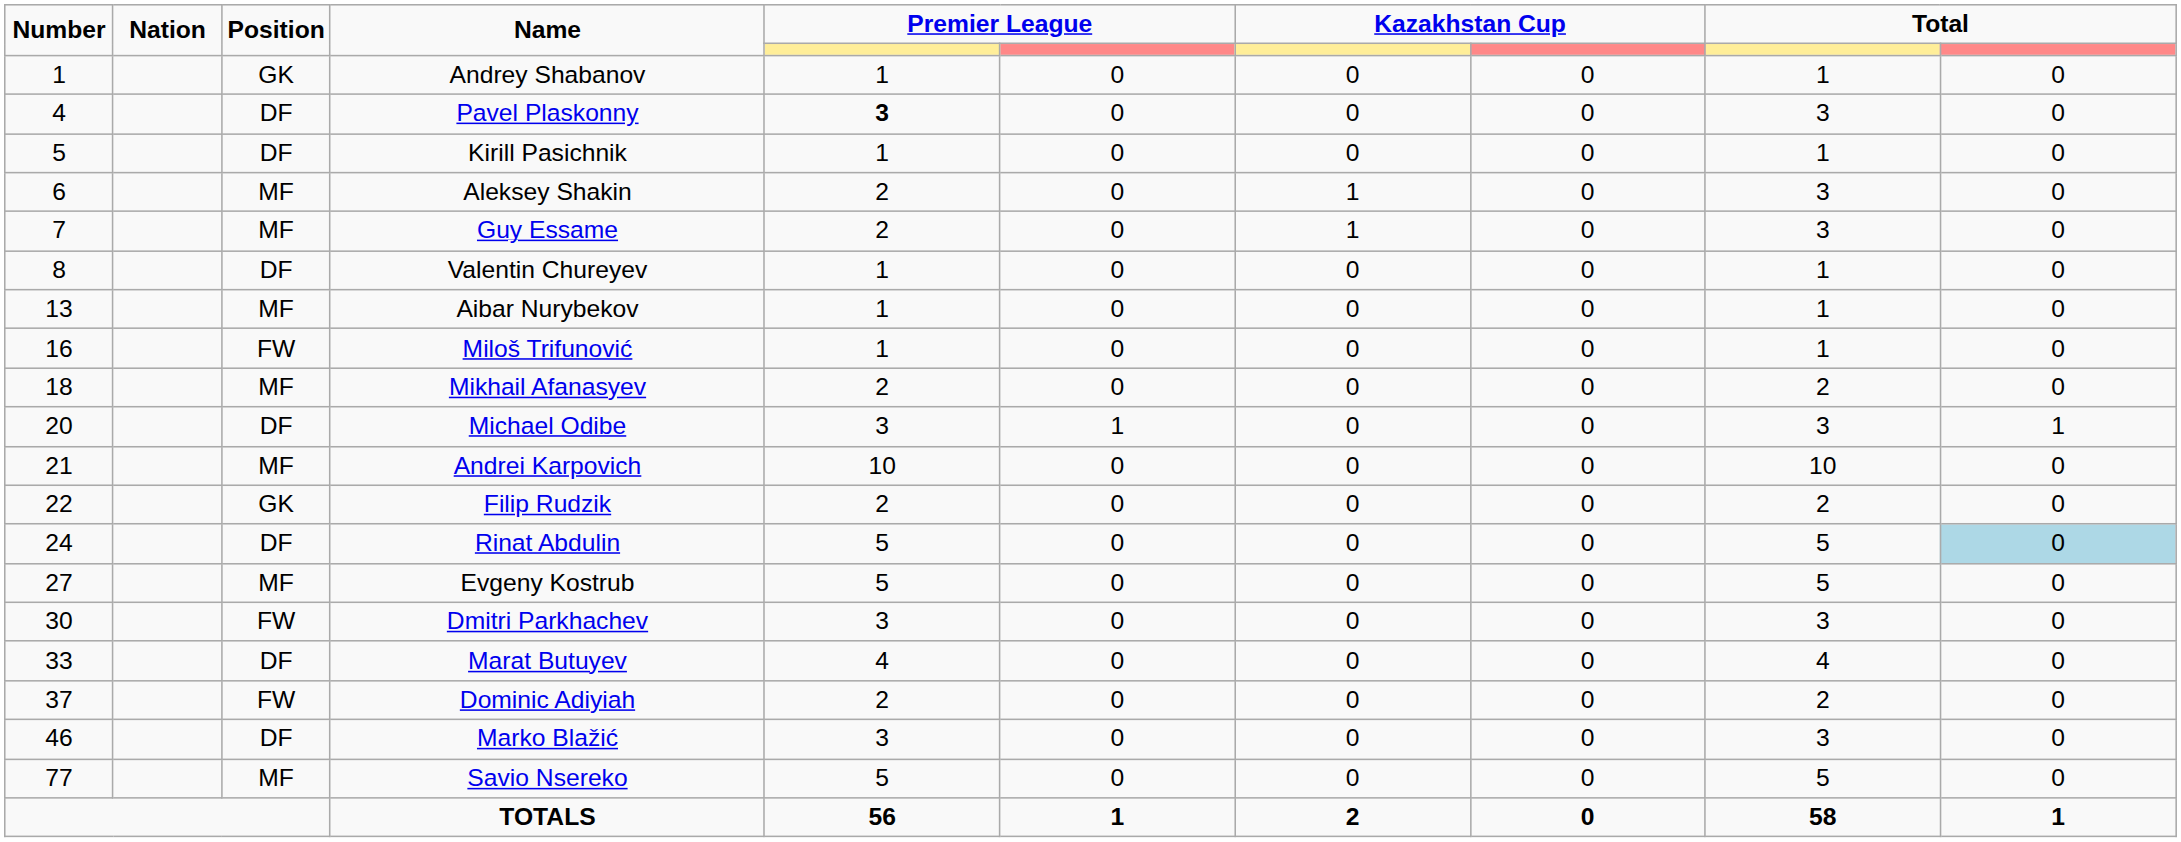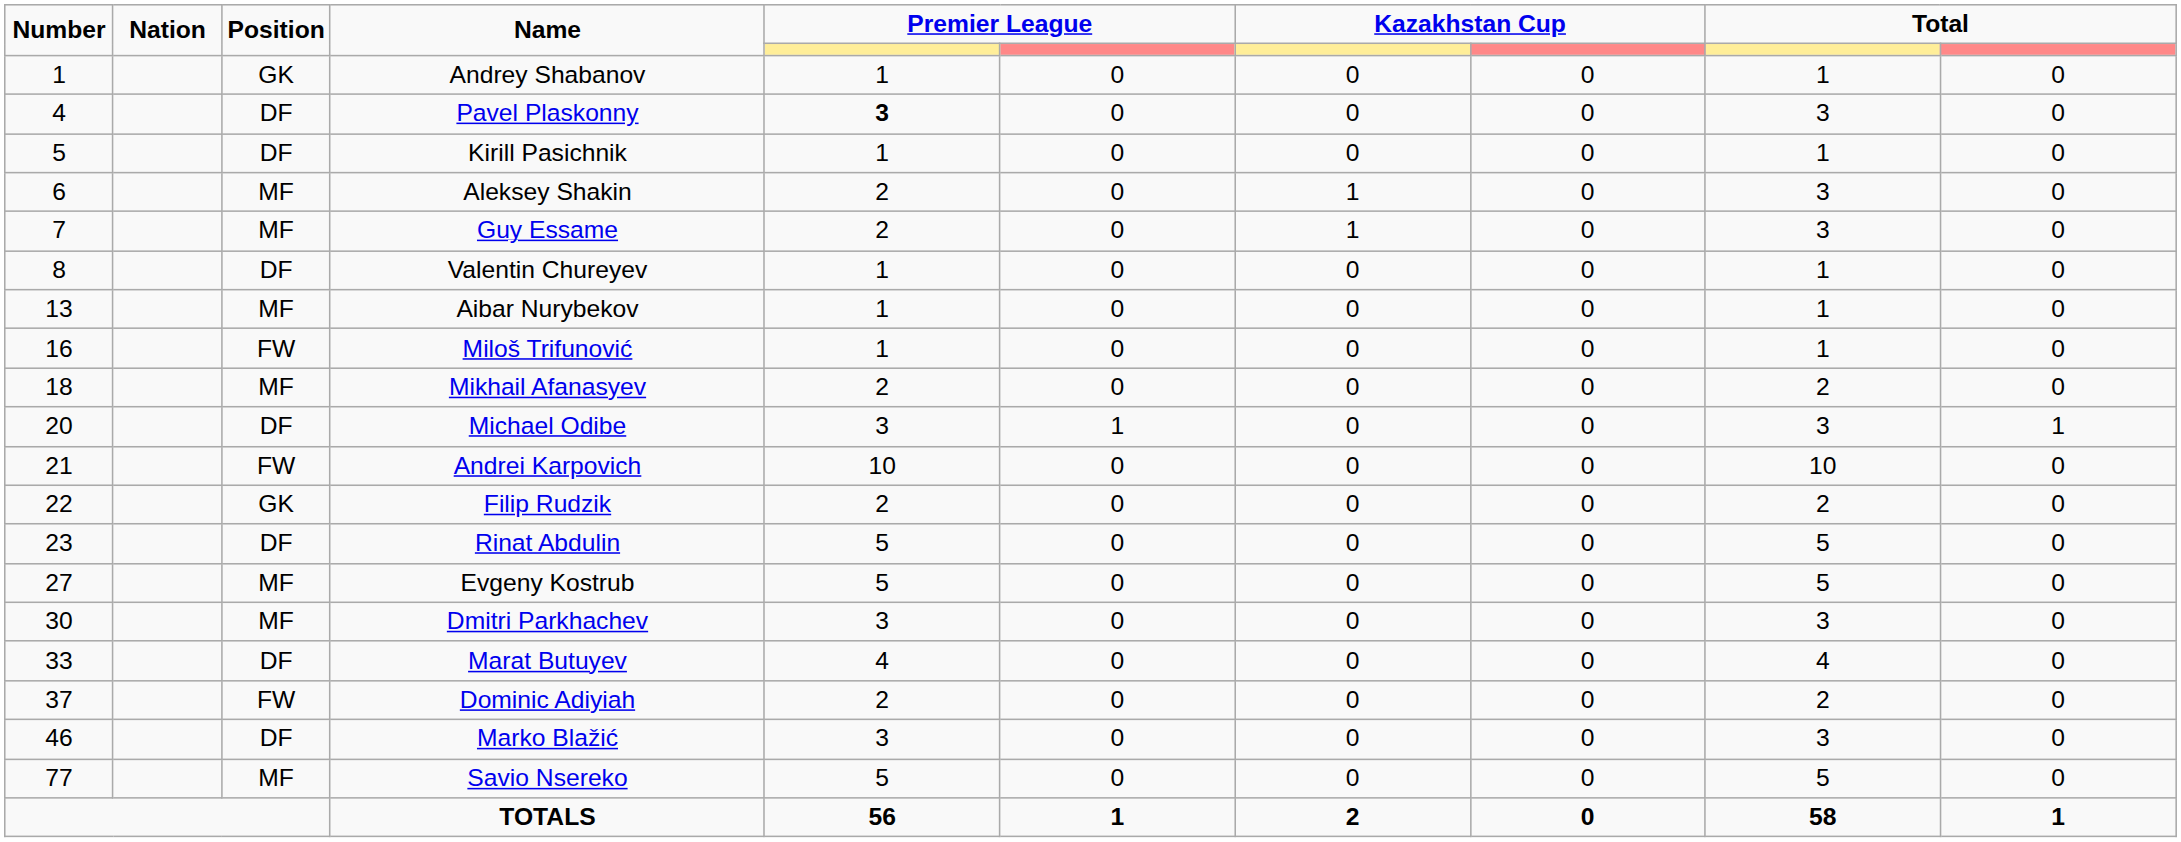(276, 465) MF -> (276, 465) FW
(59, 543) 24 -> (59, 543) 23
(2058, 543) lightblue background -> (2058, 543) no background
(276, 621) FW -> (276, 621) MF
